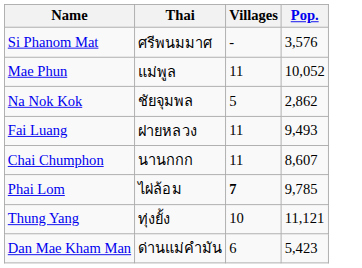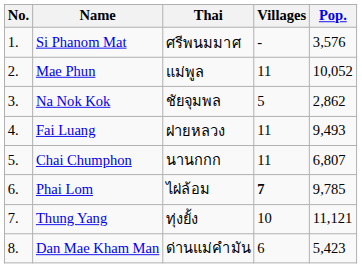+ column: (19, 16)
(301, 160) 8,607 -> (329, 160) 6,807
